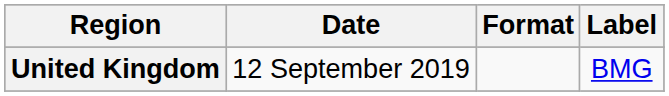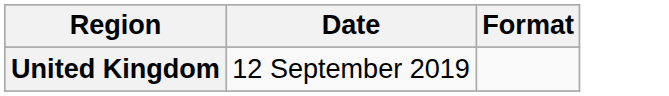- column: (622, 25)
